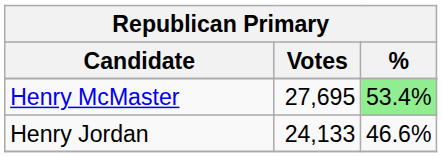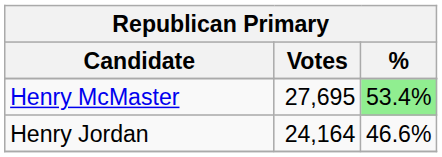(320, 134) 24,133 -> (320, 134) 24,164
